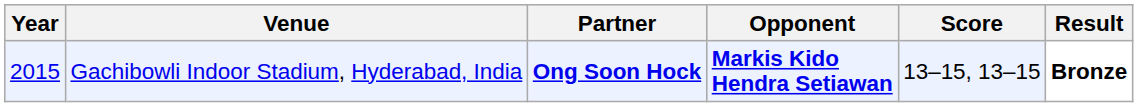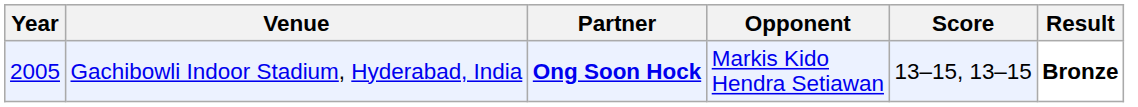(35, 71) 2015 -> (35, 71) 2005
(802, 71) bold -> (798, 71) normal
